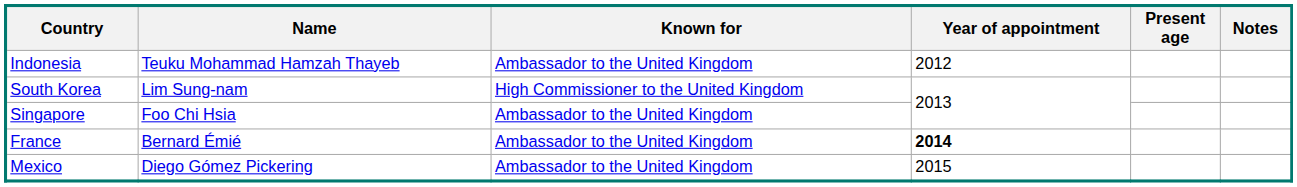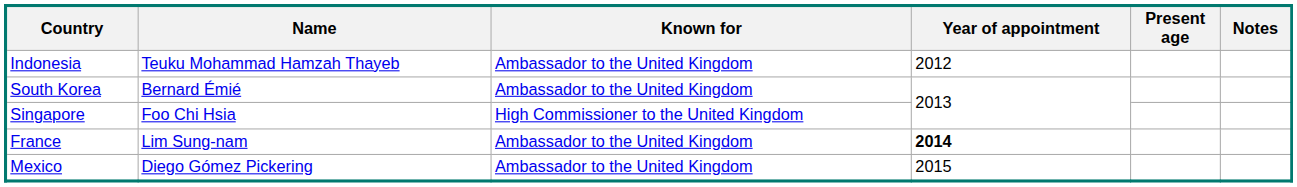(194, 89) Lim Sung-nam -> (191, 89) Bernard Émié
(649, 89) High Commissioner to the United Kingdom -> (624, 89) Ambassador to the United Kingdom
(624, 115) Ambassador to the United Kingdom -> (649, 115) High Commissioner to the United Kingdom
(191, 141) Bernard Émié -> (194, 141) Lim Sung-nam
